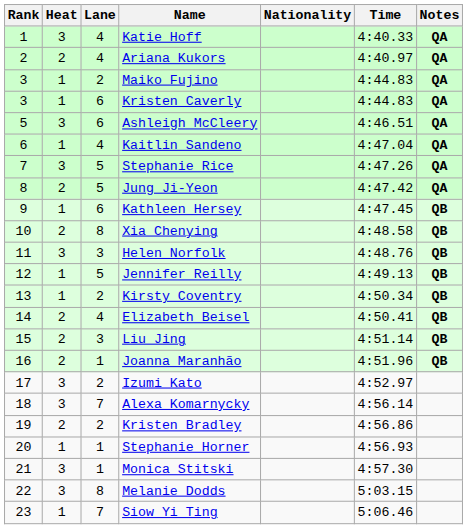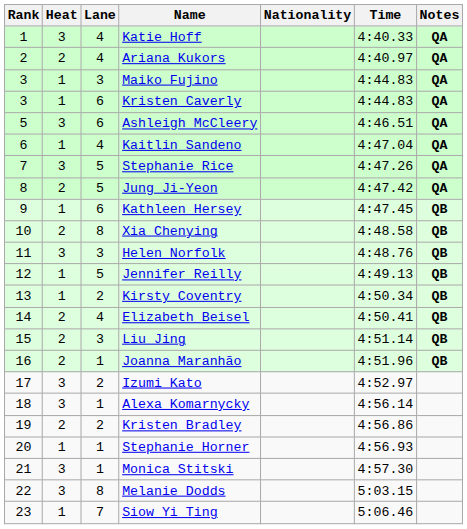(100, 80) 2 -> (100, 80) 3
(100, 404) 7 -> (100, 404) 1
